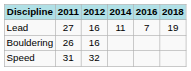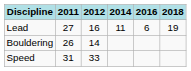(147, 27) 7 -> (147, 27) 6
(94, 43) 16 -> (94, 43) 14
(94, 58) 32 -> (94, 58) 33
